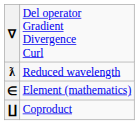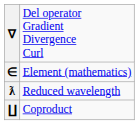rows swapped: (12, 90) <-> (12, 71)
